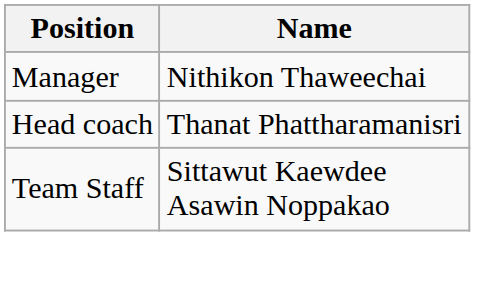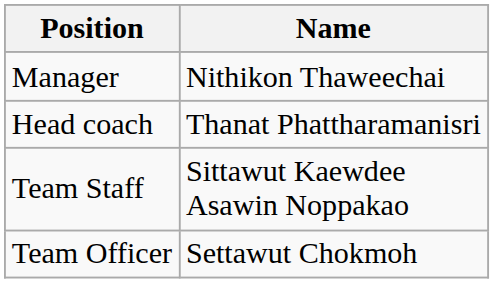+ row: (92, 253)
